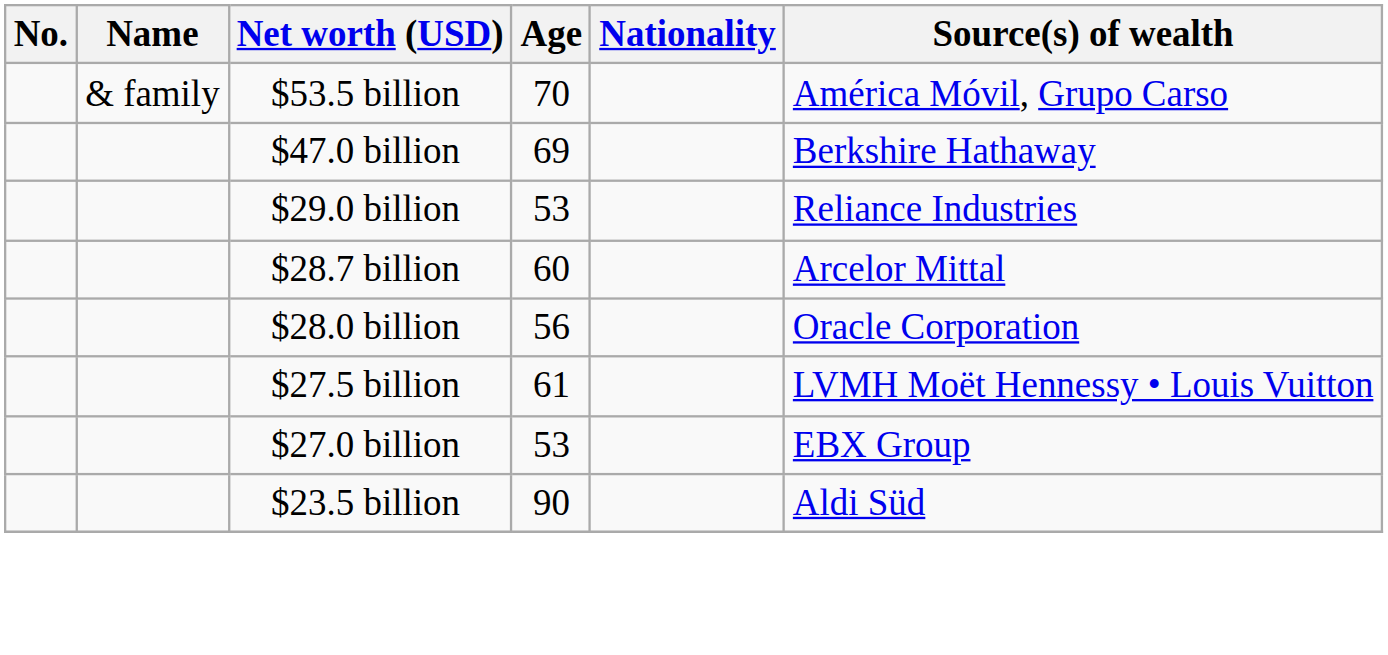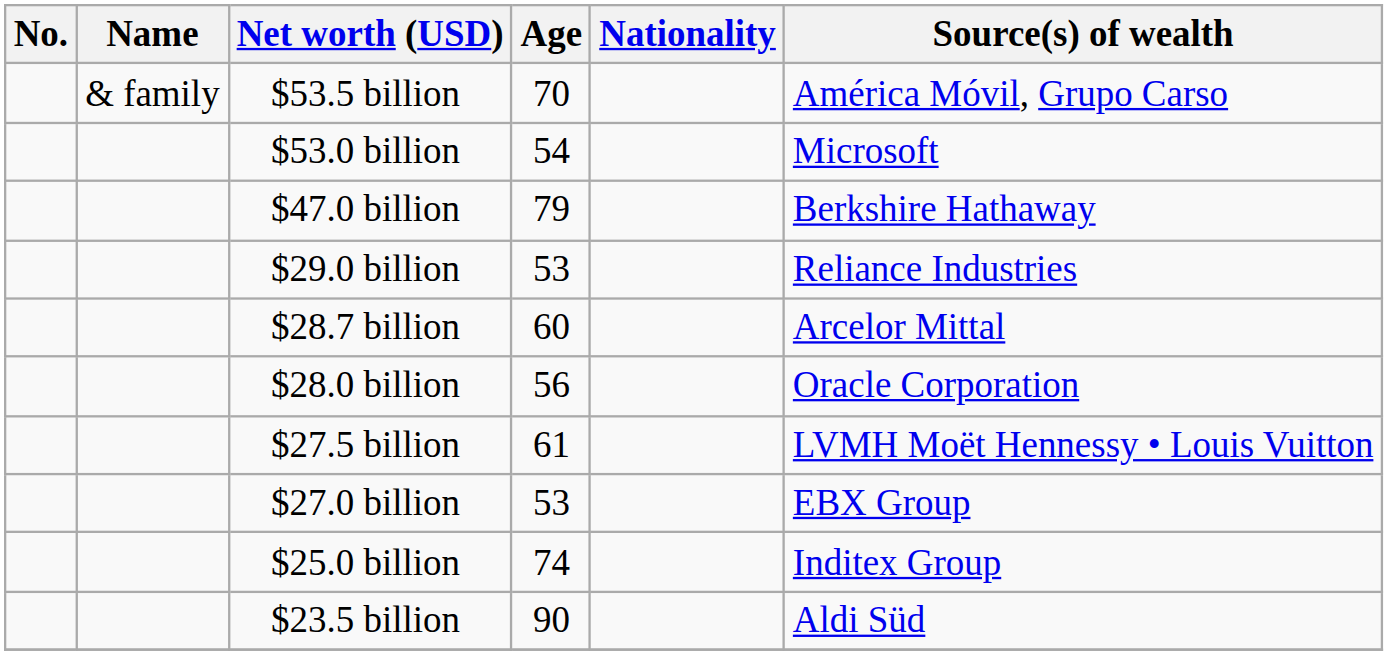+ row: (370, 151)
(551, 151) 69 -> (551, 209) 79
+ row: (370, 561)
